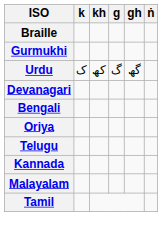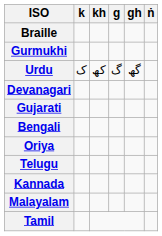+ row: (39, 108)
